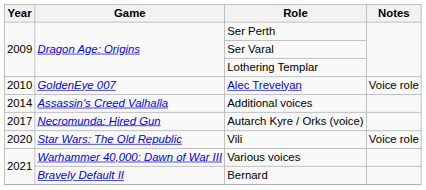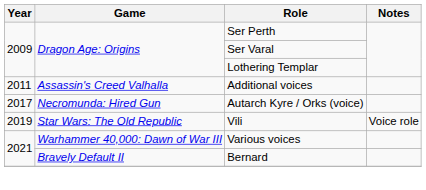- row: (265, 85)
(20, 103) 2014 -> (19, 85) 2011
(20, 139) 2020 -> (20, 121) 2019
